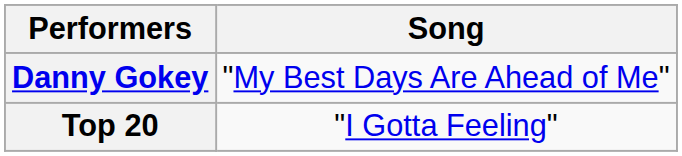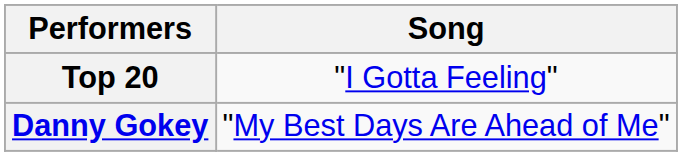rows swapped: (110, 126) <-> (110, 77)
